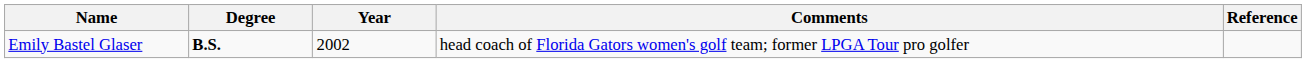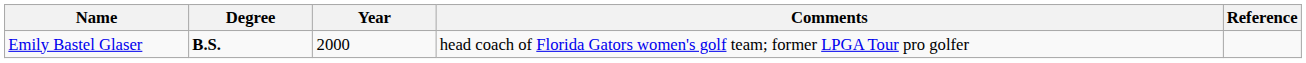(333, 44) 2002 -> (333, 44) 2000
